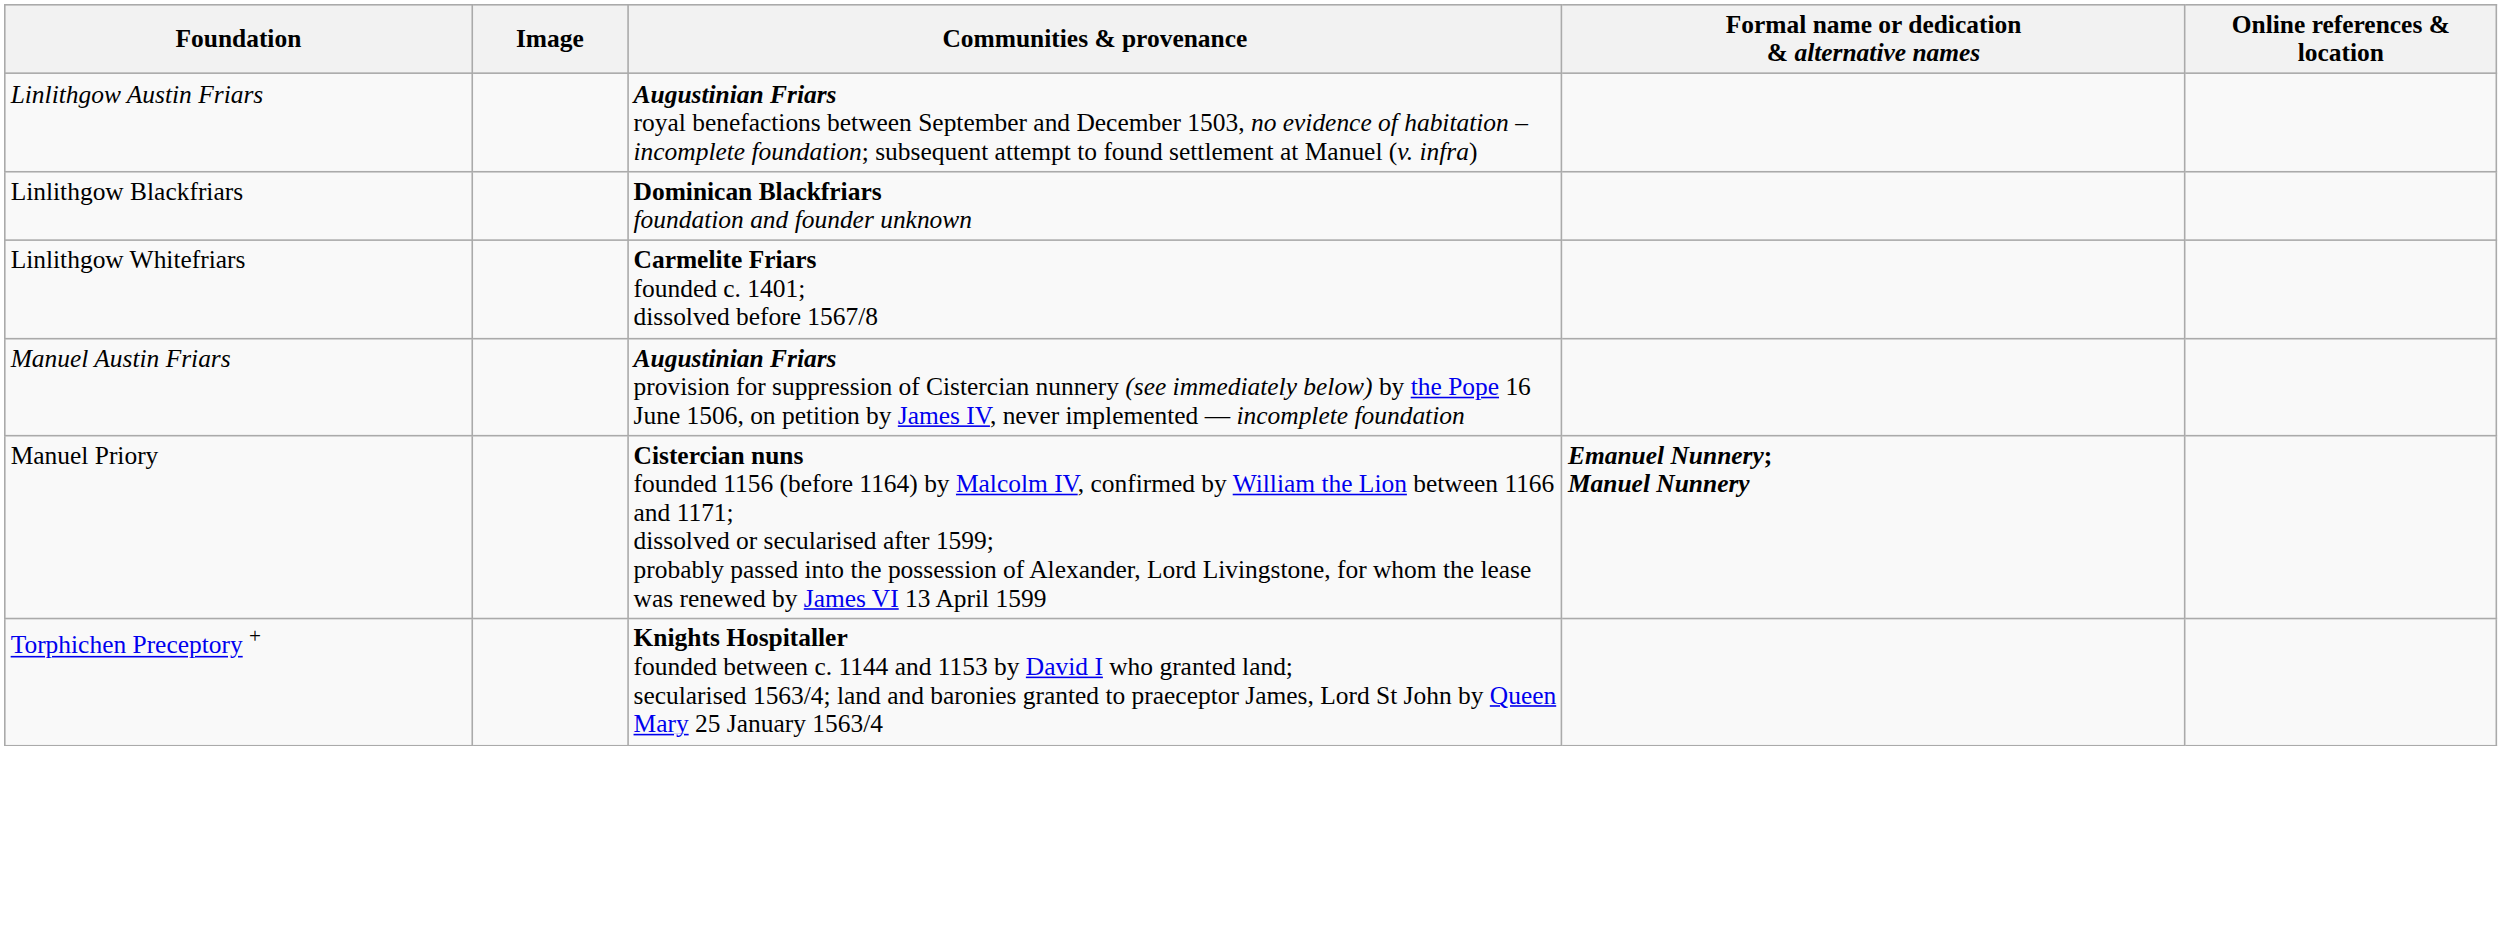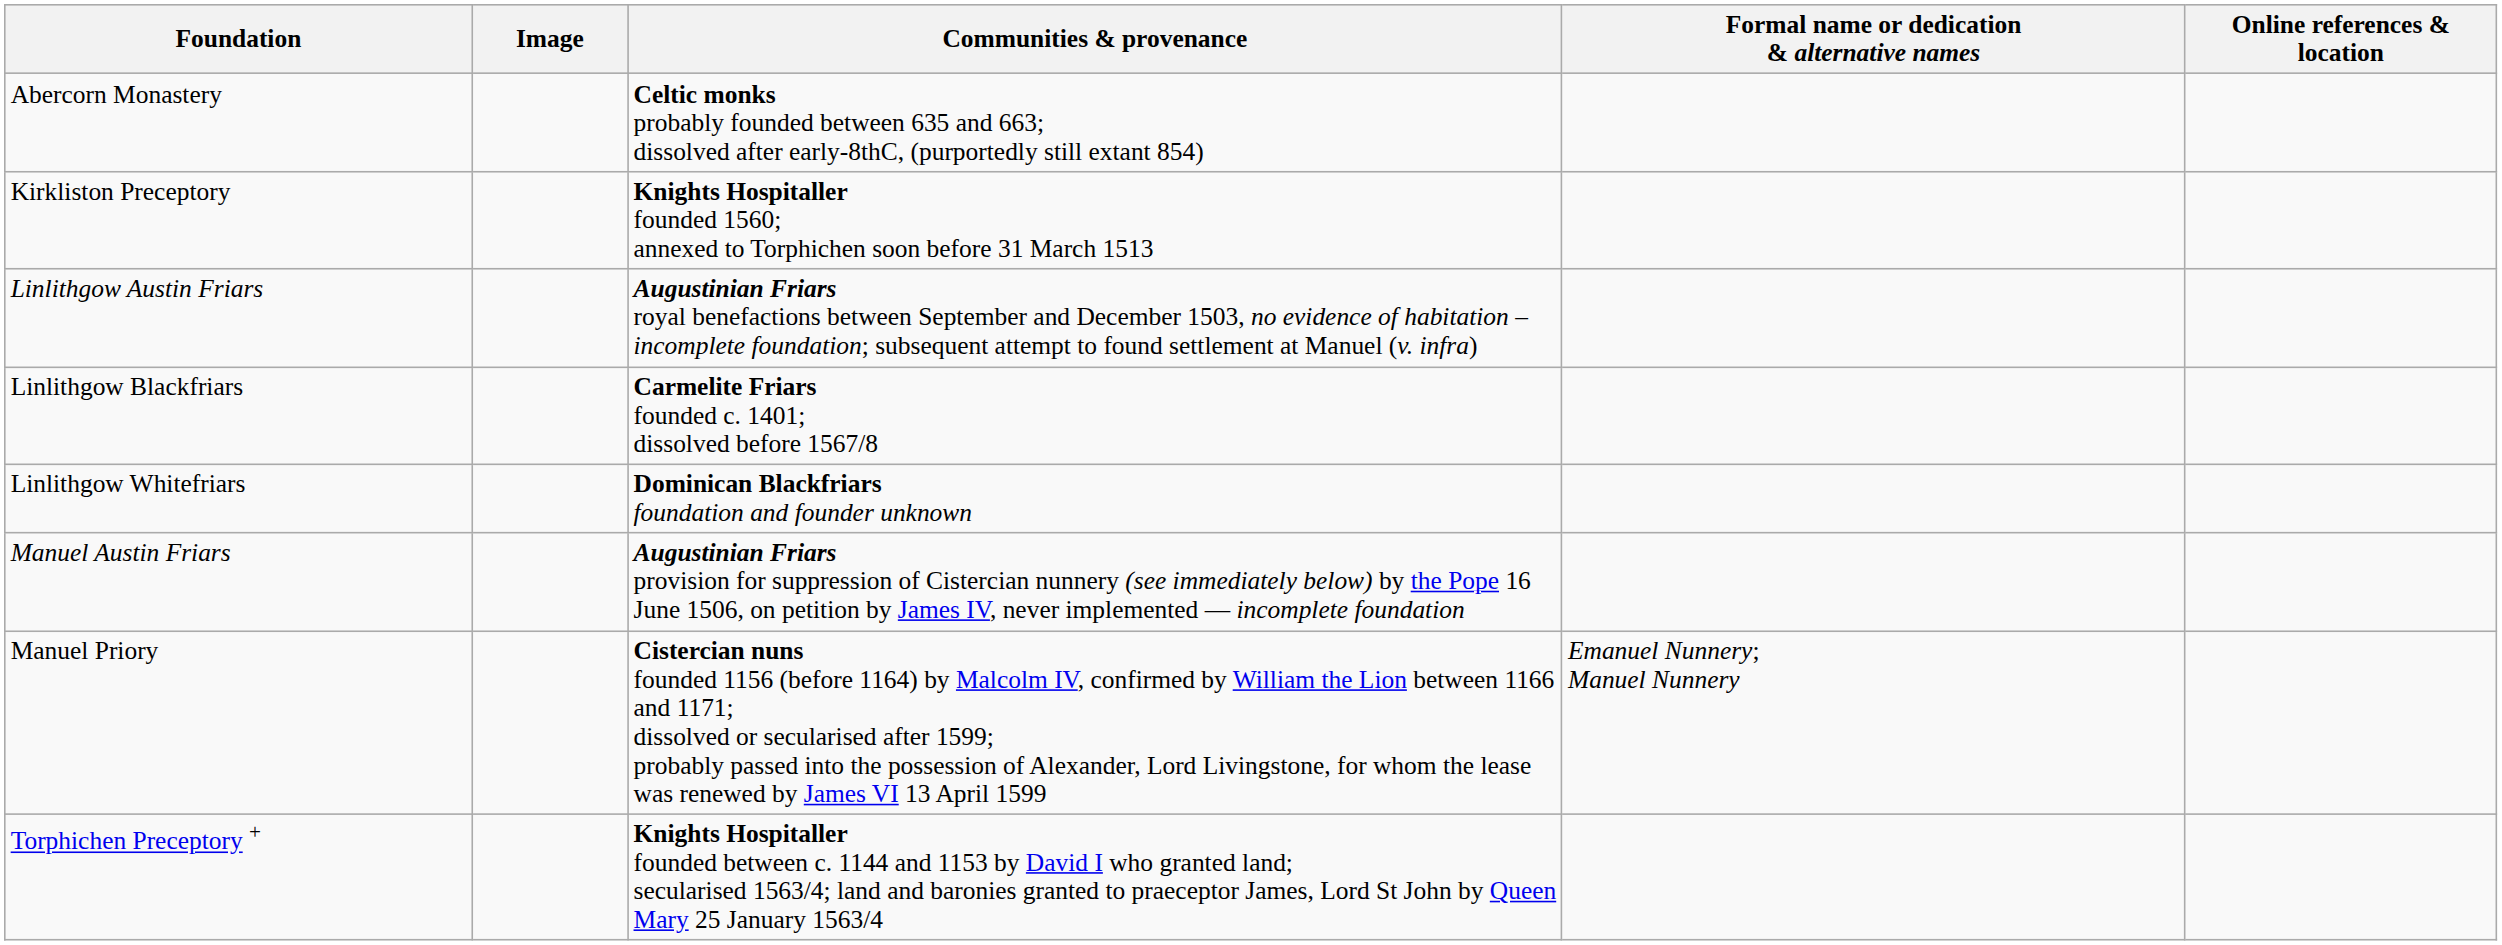+ row: (116, 93)
+ row: (121, 191)
(803, 205) Dominican Blackfriars foundation and founder unknown -> (756, 415) Carmelite Friars founded c. 1401; dissolved before 1567/8
(756, 288) Carmelite Friars founded c. 1401; dissolved before 1567/8 -> (803, 498) Dominican Blackfriars foundation and founder unknown
(1670, 469) bold -> (1664, 664) normal
